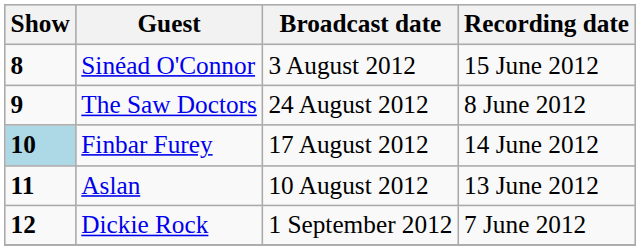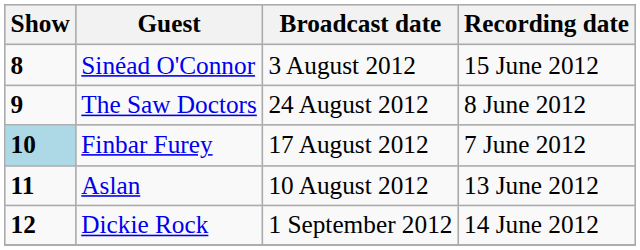(531, 144) 14 June 2012 -> (525, 144) 7 June 2012
(525, 225) 7 June 2012 -> (531, 225) 14 June 2012
